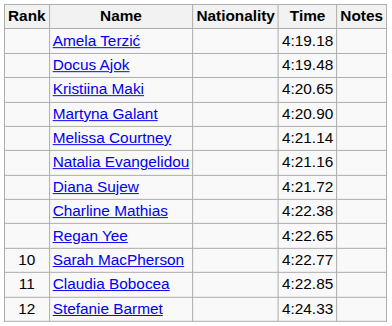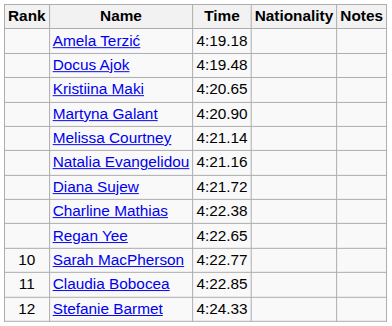columns swapped: (236, 16) <-> (308, 16)
